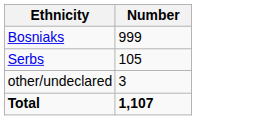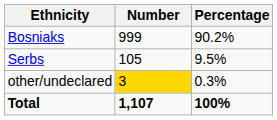+ column: (232, 15)
(122, 81) no background -> (122, 81) gold background
